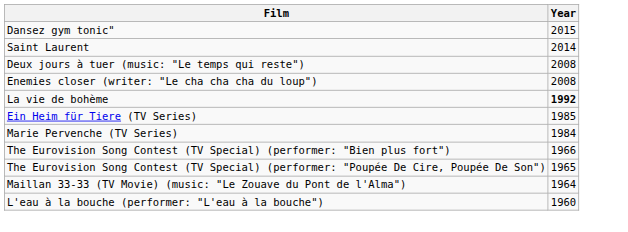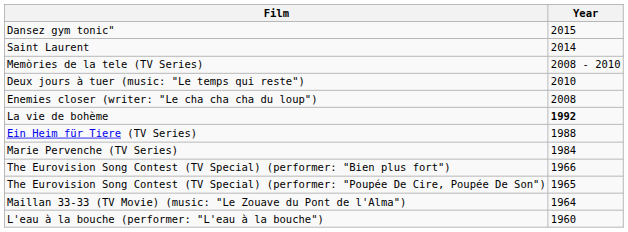+ row: (105, 64)
(563, 64) 2008 -> (563, 82) 2010
(563, 116) 1985 -> (563, 133) 1988
